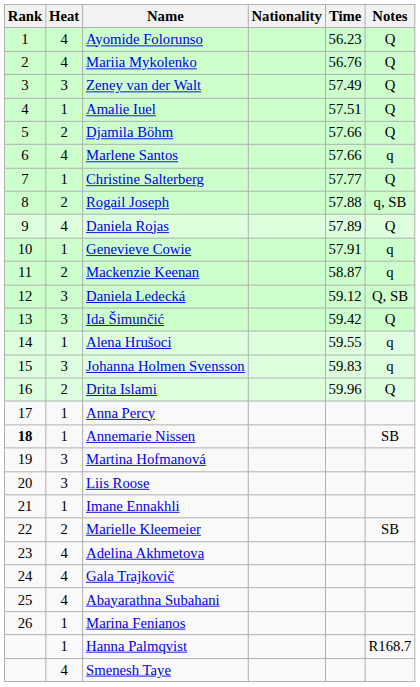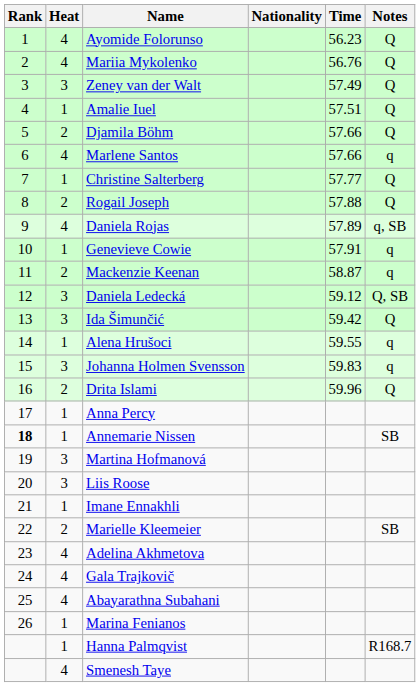(390, 202) q, SB -> (390, 202) Q
(390, 226) Q -> (390, 226) q, SB
